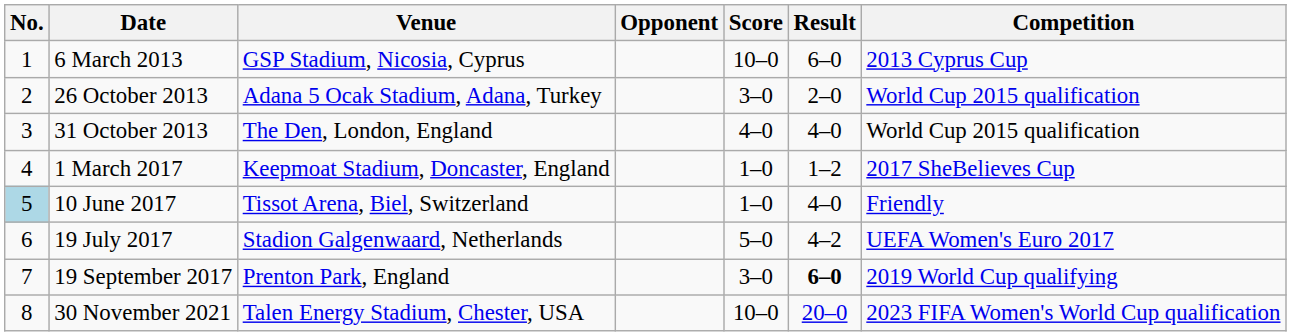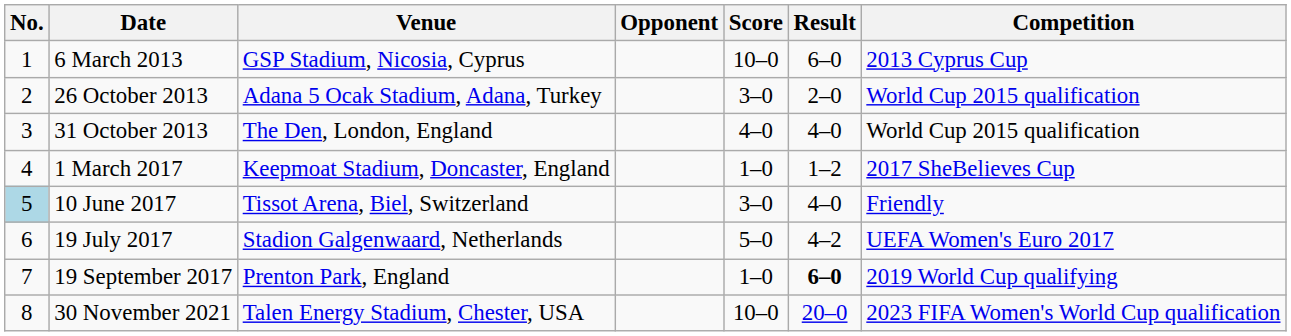(756, 204) 1–0 -> (756, 204) 3–0
(756, 276) 3–0 -> (756, 276) 1–0
